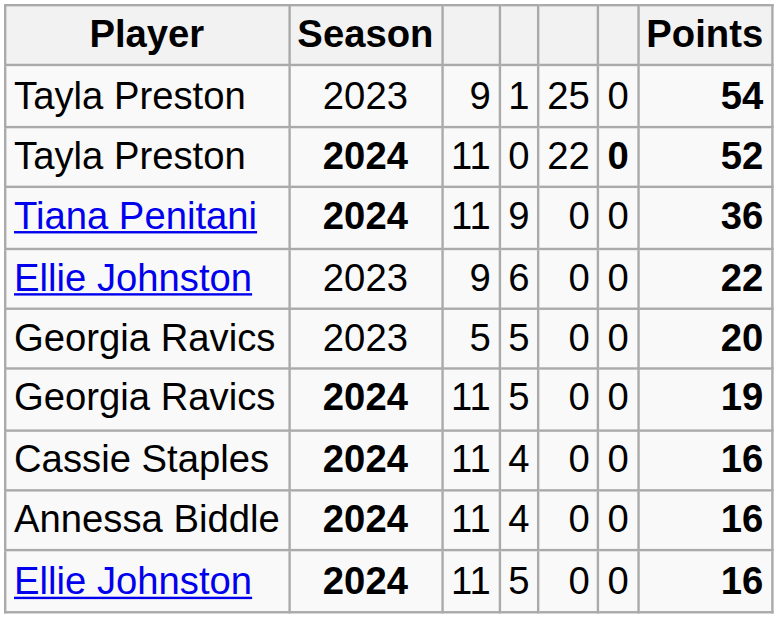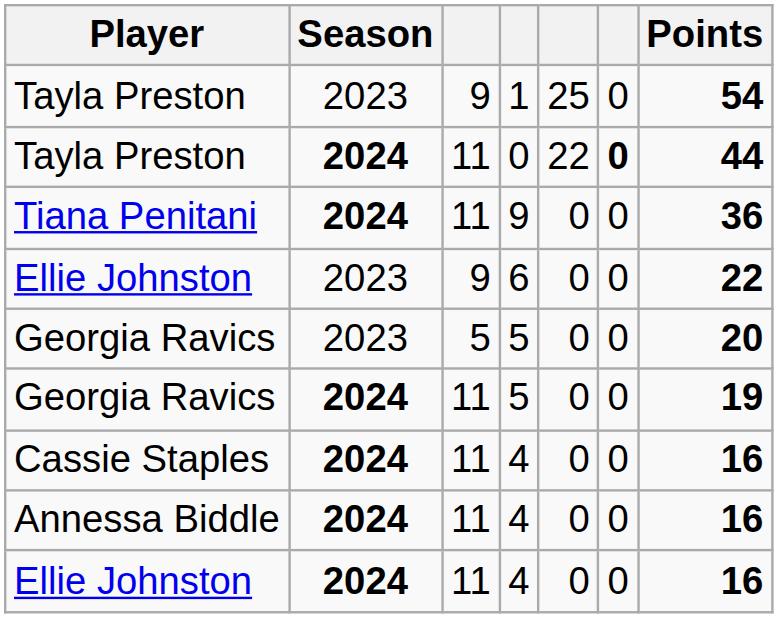(742, 156) 52 -> (742, 156) 44
(519, 580) 5 -> (519, 580) 4
